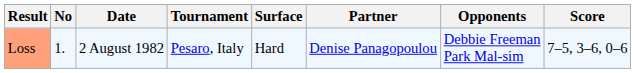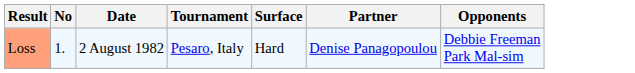- column: (587, 15)
